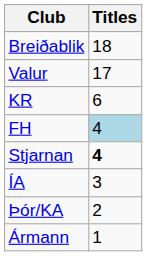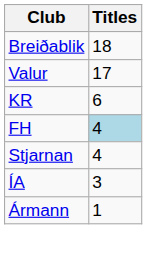(97, 155) bold -> (97, 155) normal
- row: (36, 210)
